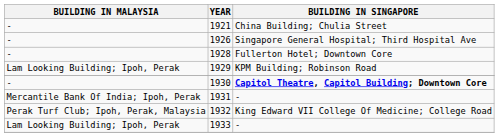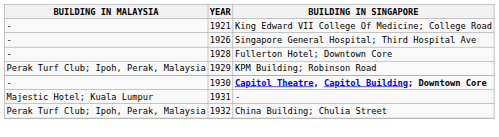(311, 26) China Building; Chulia Street -> (363, 26) King Edward VII College Of Medicine; College Road
(93, 68) Lam Looking Building; Ipoh, Perak -> (106, 68) Perak Turf Club; Ipoh, Perak, Malaysia
(103, 97) Mercantile Bank Of India; Ipoh, Perak -> (80, 97) Majestic Hotel; Kuala Lumpur
(363, 111) King Edward VII College Of Medicine; College Road -> (311, 111) China Building; Chulia Street
- row: (220, 125)
